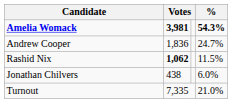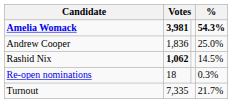(210, 43) 24.7% -> (210, 43) 25.0%
(210, 59) 11.5% -> (210, 59) 14.5%
- row: (42, 75)
+ row: (49, 75)
(210, 91) 21.0% -> (210, 91) 21.7%
